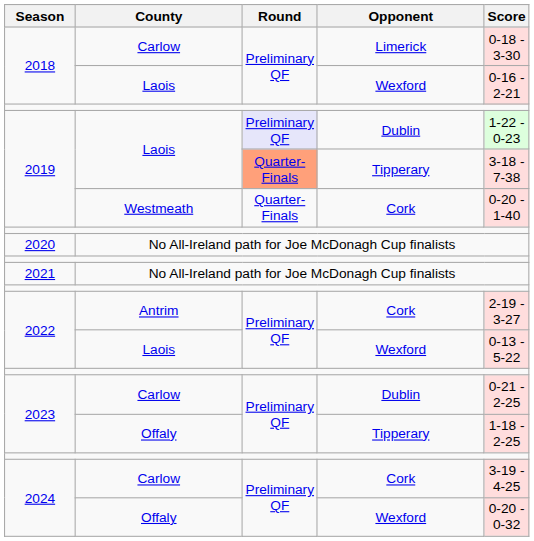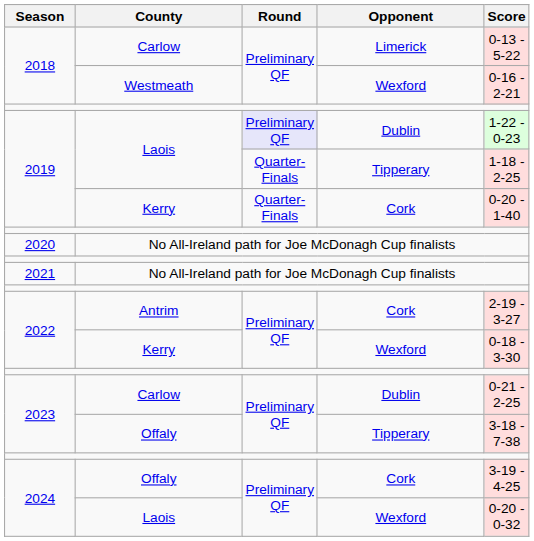(507, 46) 0-18 - 3-30 -> (507, 46) 0-13 - 5-22
(159, 85) Laois -> (159, 85) Westmeath
(280, 169) lightsalmon background -> (280, 169) no background
(507, 169) 3-18 - 7-38 -> (507, 169) 1-18 - 2-25
(159, 207) Westmeath -> (159, 207) Kerry
(159, 349) Laois -> (159, 349) Kerry
(507, 349) 0-13 - 5-22 -> (507, 349) 0-18 - 3-30
(507, 433) 1-18 - 2-25 -> (507, 433) 3-18 - 7-38
(159, 478) Carlow -> (159, 478) Offaly
(159, 517) Offaly -> (159, 517) Laois
